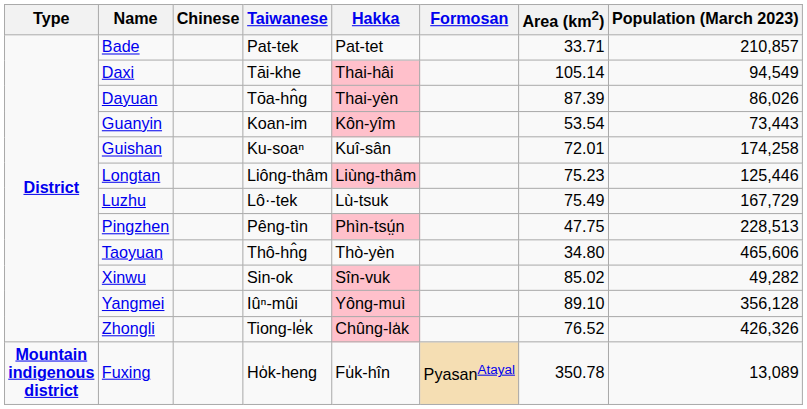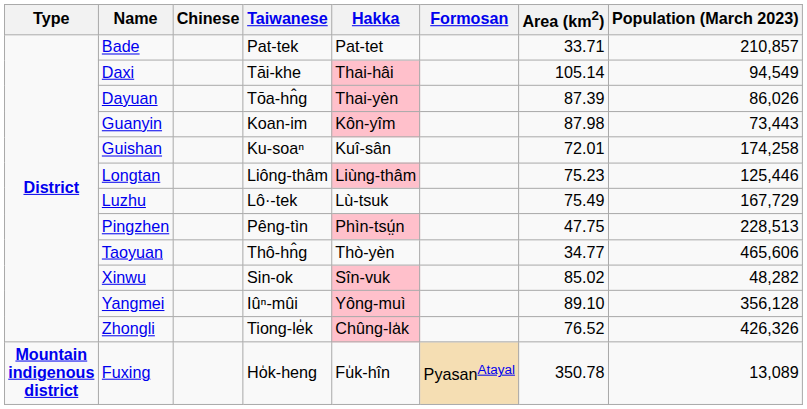(584, 124) 53.54 -> (584, 124) 87.98
(584, 252) 34.80 -> (584, 252) 34.77
(774, 277) 49,282 -> (774, 277) 48,282
